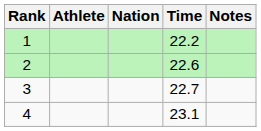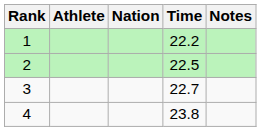(184, 65) 22.6 -> (184, 65) 22.5
(184, 114) 23.1 -> (184, 114) 23.8
